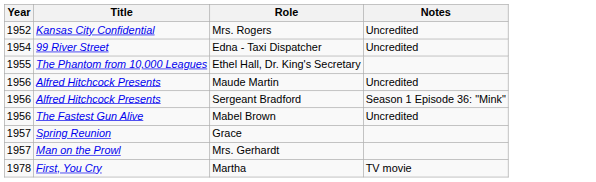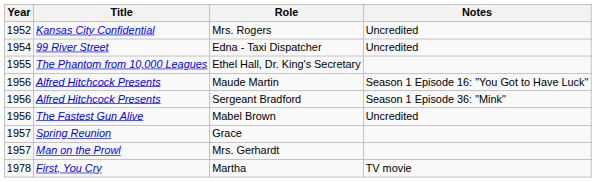(392, 82) Uncredited -> (477, 82) Season 1 Episode 16: "You Got to Have Luck"
